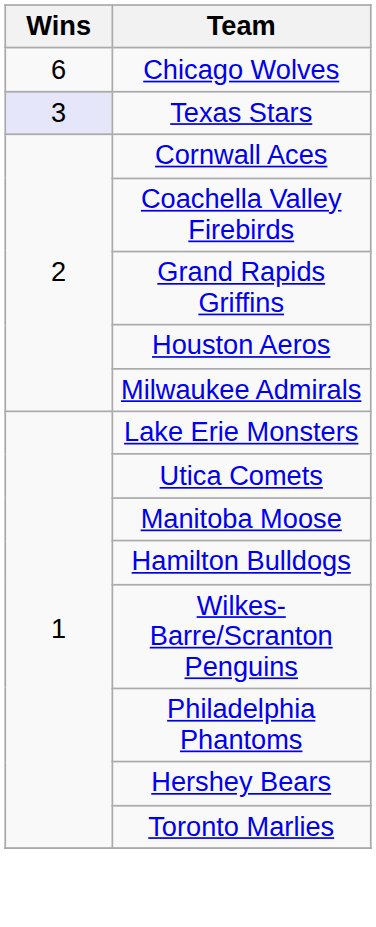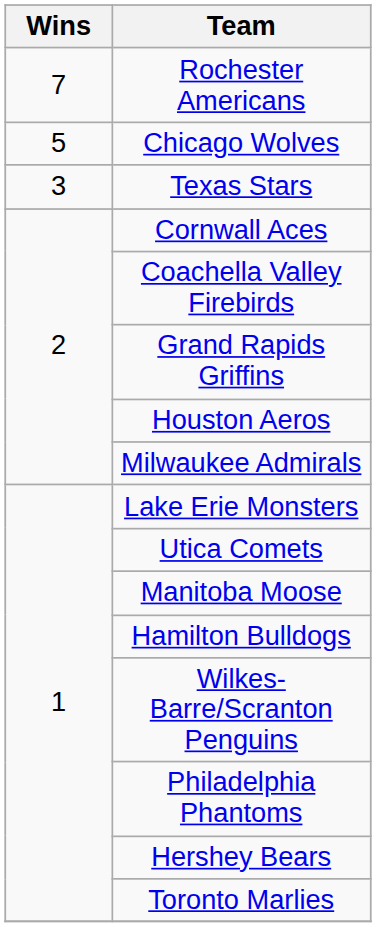+ row: (241, 84)
(59, 69) 6 -> (59, 143) 5
(59, 112) lavender background -> (59, 186) no background
